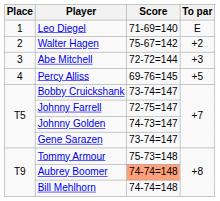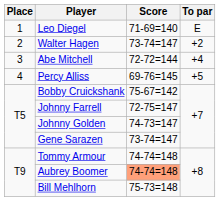(153, 44) 75-67=142 -> (153, 44) 73-74=147
(197, 60) +3 -> (197, 60) +4
(153, 92) 73-74=147 -> (153, 92) 75-67=142
(153, 156) 75-73=148 -> (153, 156) 74-74=148
(153, 188) 74-74=148 -> (153, 188) 75-73=148
